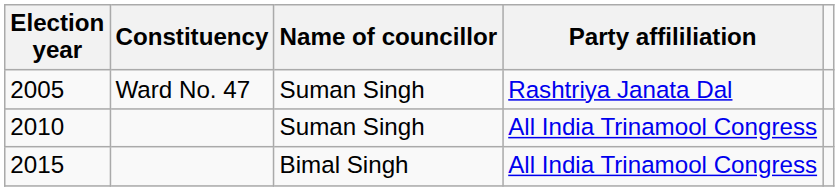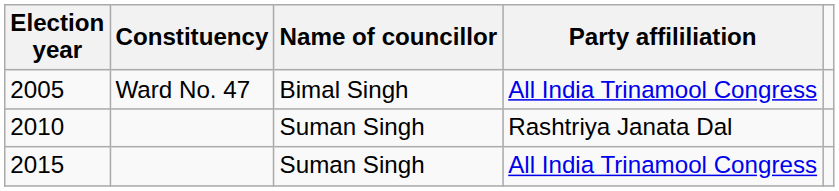(352, 89) Suman Singh -> (344, 89) Bimal Singh
(620, 89) Rashtriya Janata Dal -> (663, 89) All India Trinamool Congress
(663, 127) All India Trinamool Congress -> (620, 127) Rashtriya Janata Dal
(344, 165) Bimal Singh -> (352, 165) Suman Singh
